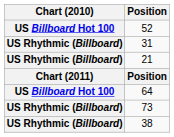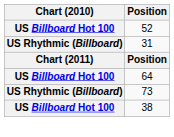- row: (147, 60)
(65, 124) US Rhythmic (Billboard) -> (65, 108) US Billboard Hot 100
